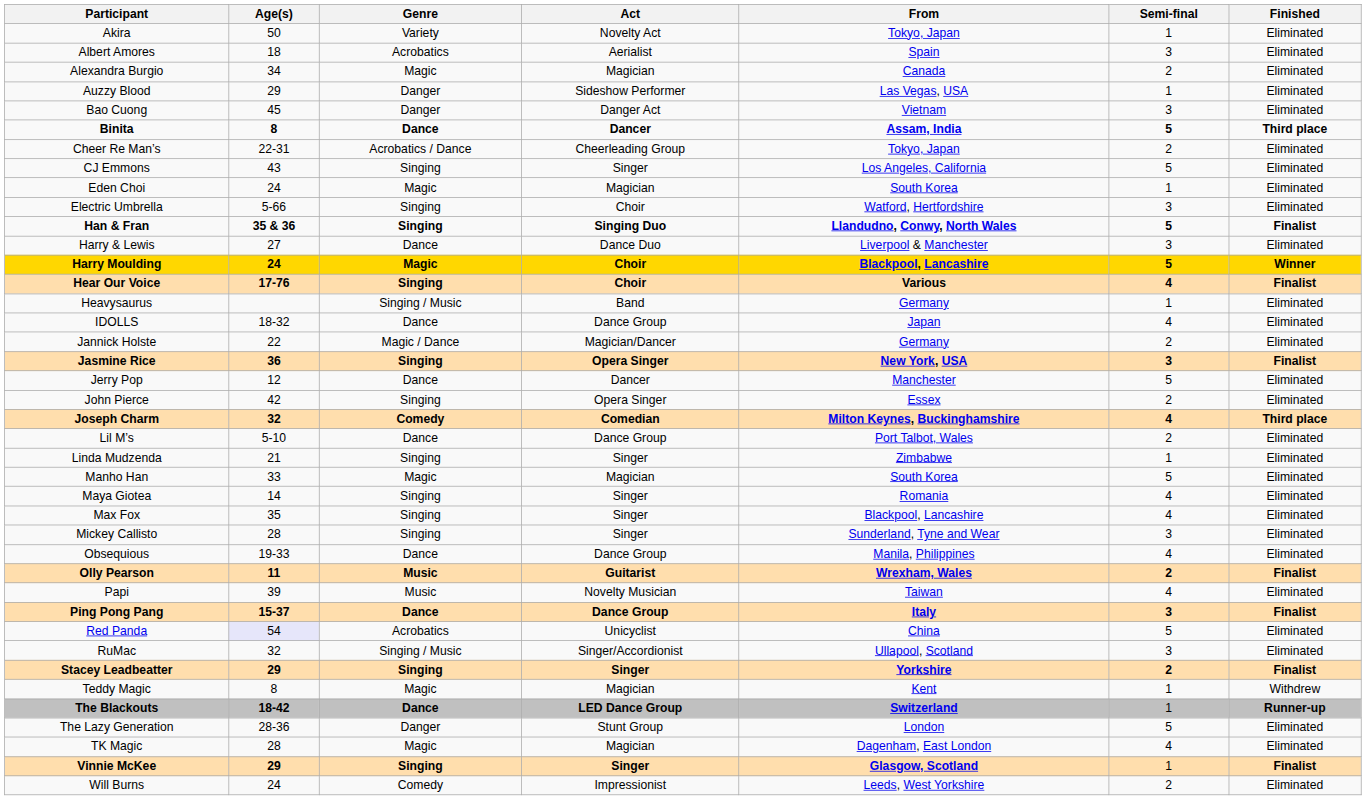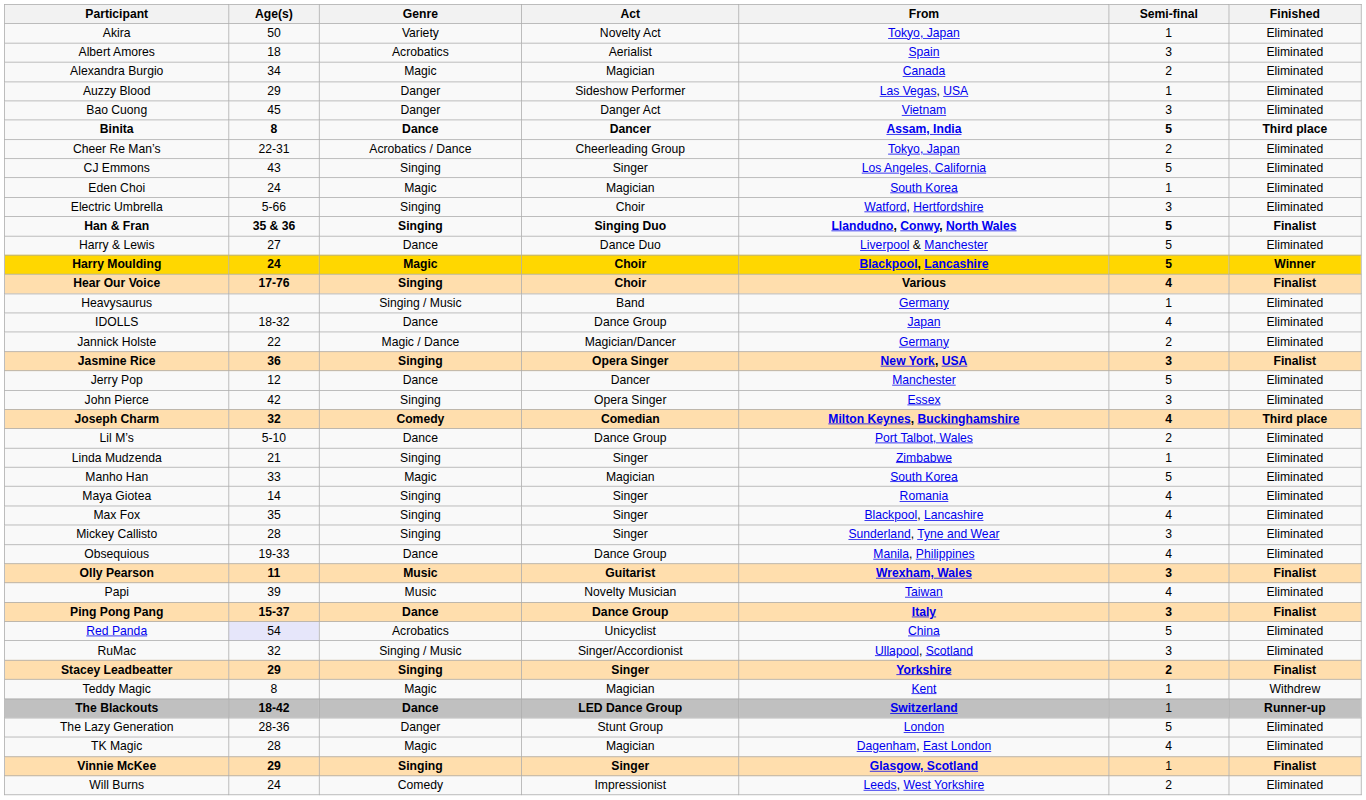(1169, 245) 3 -> (1169, 245) 5
(1169, 399) 2 -> (1169, 399) 3
(1169, 573) 2 -> (1169, 573) 3
